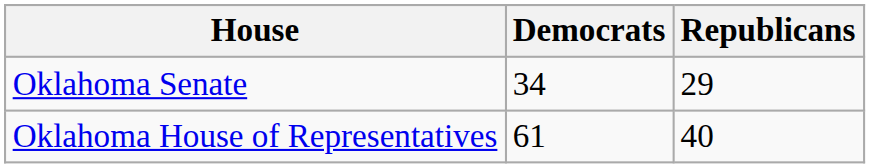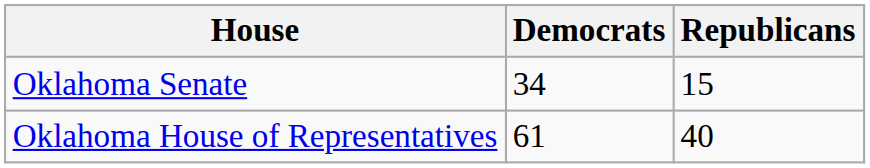(697, 83) 29 -> (697, 83) 15
